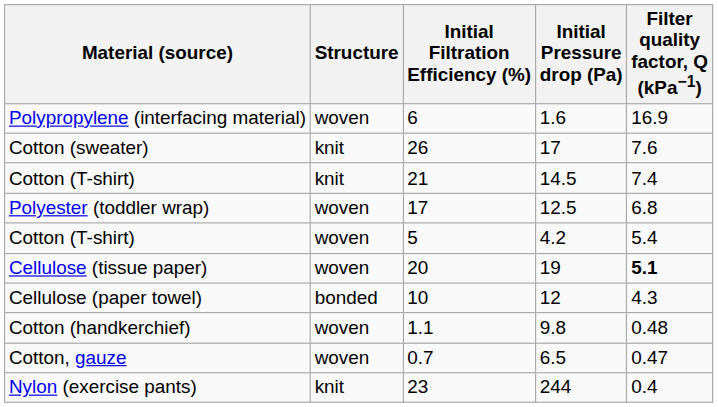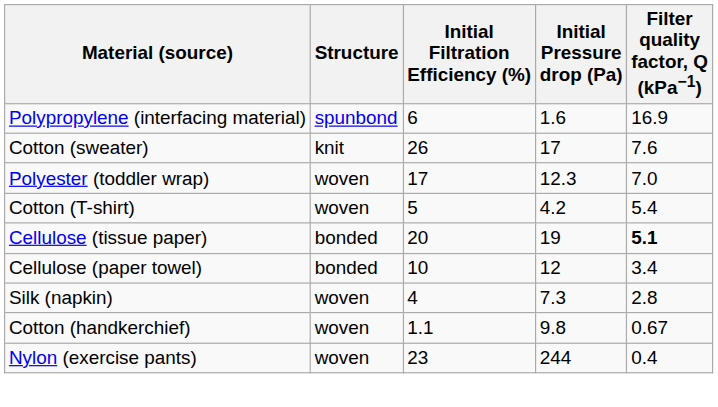(342, 118) woven -> (356, 118) spunbond
- row: (72, 178)
(558, 208) 12.5 -> (558, 178) 12.3
(644, 208) 6.8 -> (644, 178) 7.0
(342, 267) woven -> (346, 238) bonded
(644, 297) 4.3 -> (644, 267) 3.4
+ row: (61, 297)
(650, 327) 0.48 -> (650, 327) 0.67
- row: (68, 357)
(329, 387) knit -> (342, 357) woven
